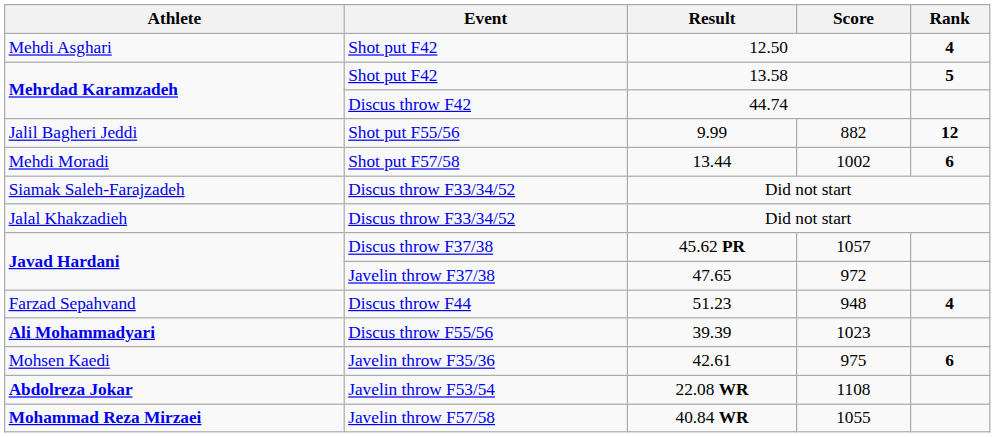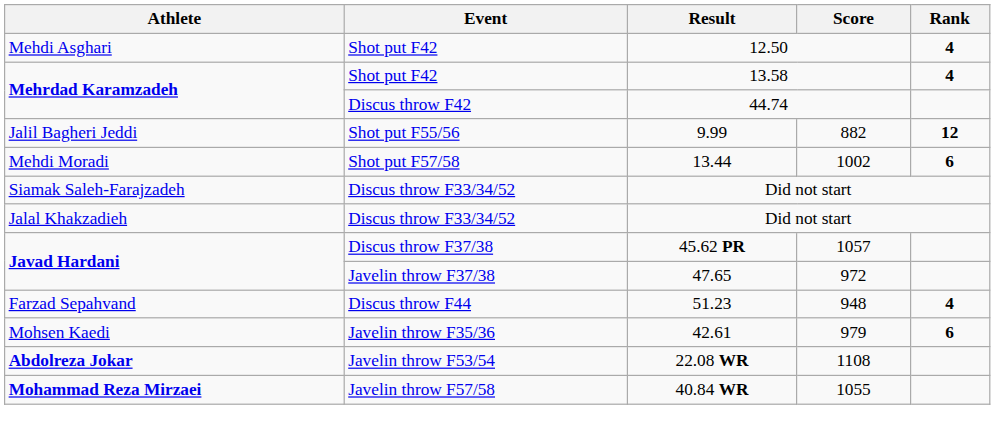(950, 76) 5 -> (950, 76) 4
- row: (82, 332)
(853, 361) 975 -> (853, 332) 979
